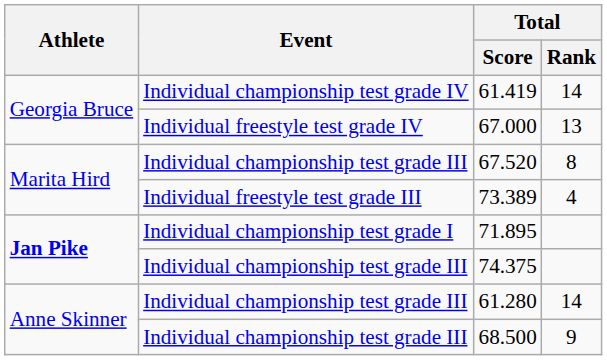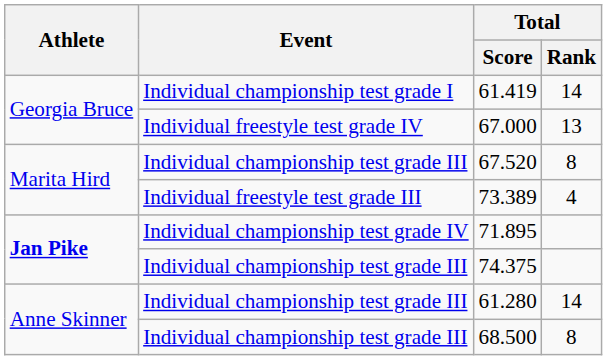(306, 92) Individual championship test grade IV -> (298, 92) Individual championship test grade I
(298, 231) Individual championship test grade I -> (306, 231) Individual championship test grade IV
(571, 336) 9 -> (571, 336) 8
